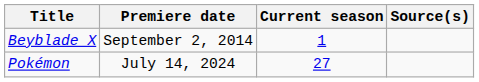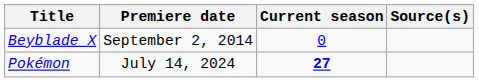(322, 40) 1 -> (322, 40) 0
(322, 64) normal -> (322, 64) bold
